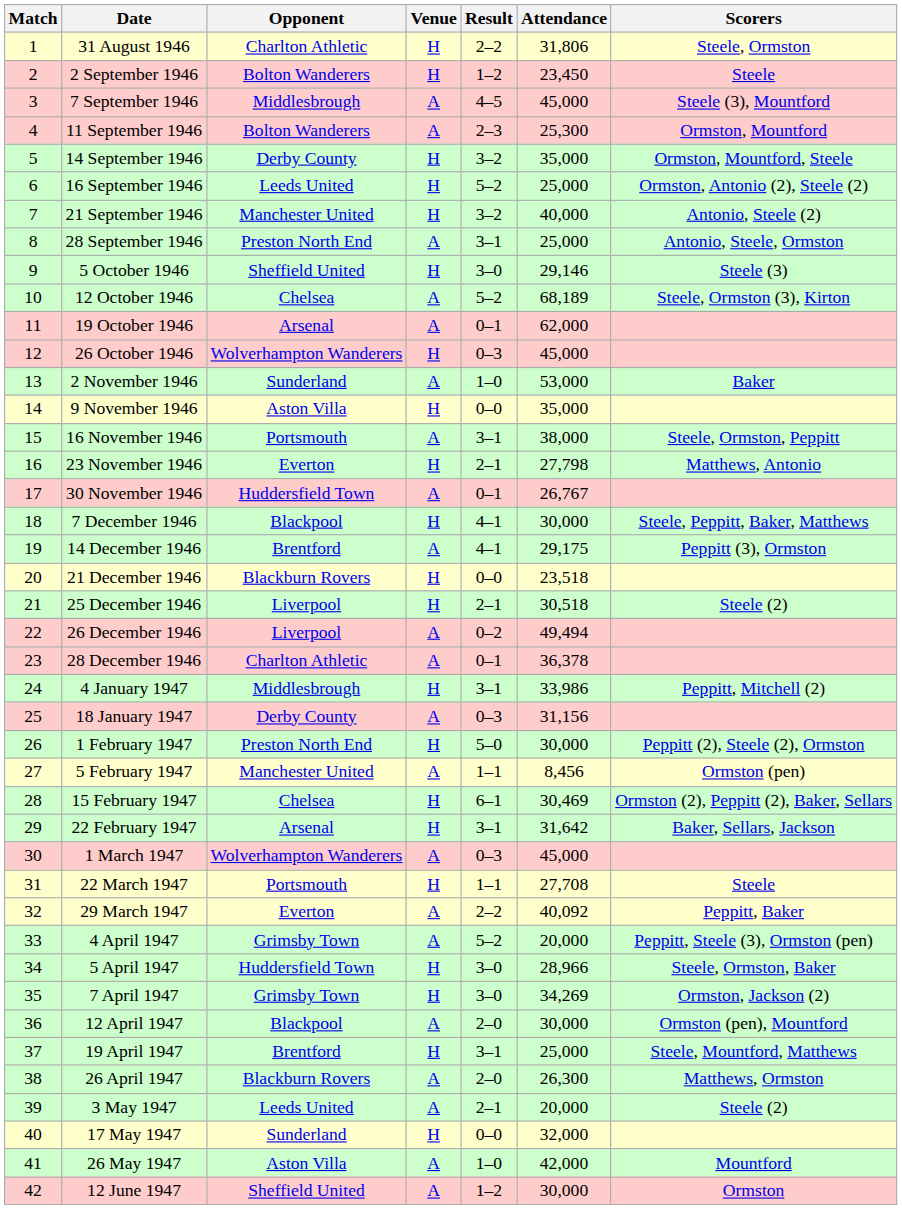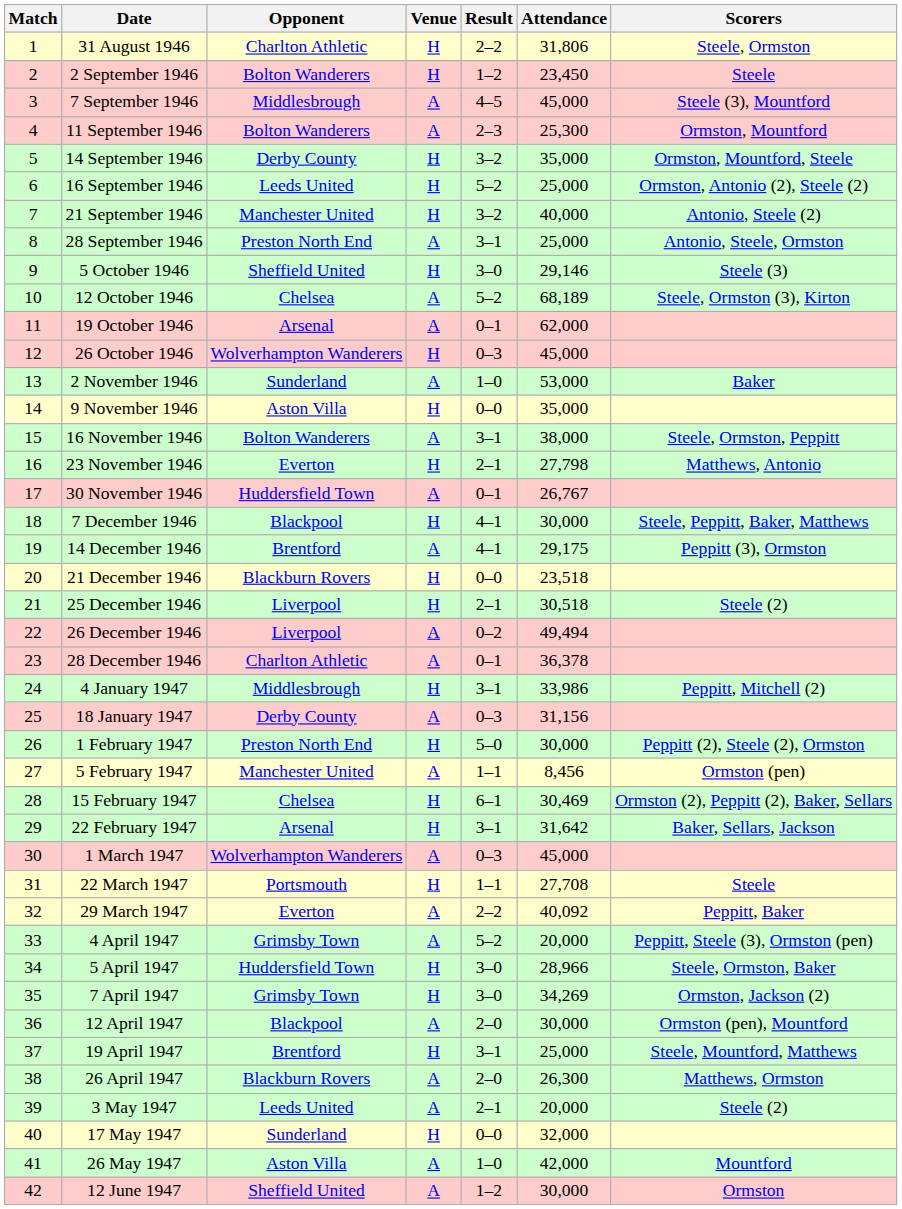(306, 437) Portsmouth -> (306, 437) Bolton Wanderers
